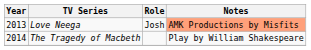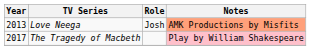(16, 38) 2014 -> (16, 38) 2017
(236, 38) no background -> (236, 38) pink background
